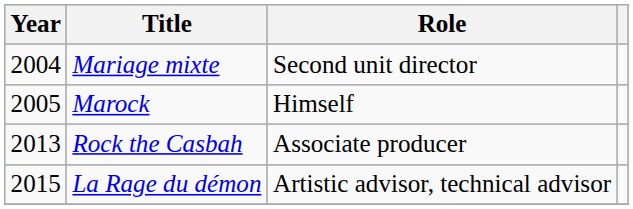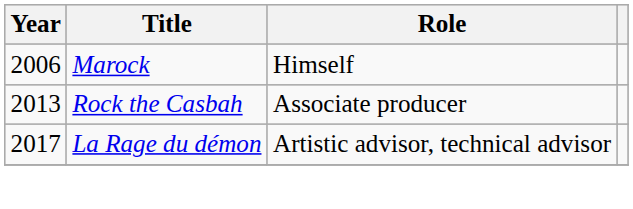- row: (146, 64)
(36, 104) 2005 -> (36, 64) 2006
(36, 183) 2015 -> (36, 143) 2017
